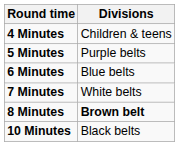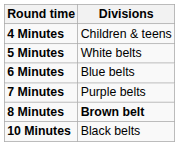(113, 53) Purple belts -> (111, 53) White belts
(111, 92) White belts -> (113, 92) Purple belts
